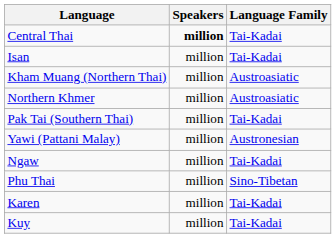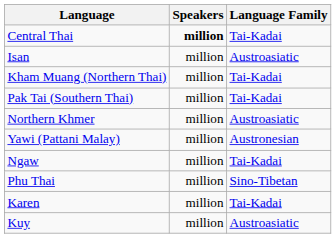(256, 56) Tai-Kadai -> (264, 56) Austroasiatic
(264, 77) Austroasiatic -> (256, 77) Tai-Kadai
rows swapped: (70, 118) <-> (51, 98)
(256, 222) Tai-Kadai -> (264, 222) Austroasiatic
